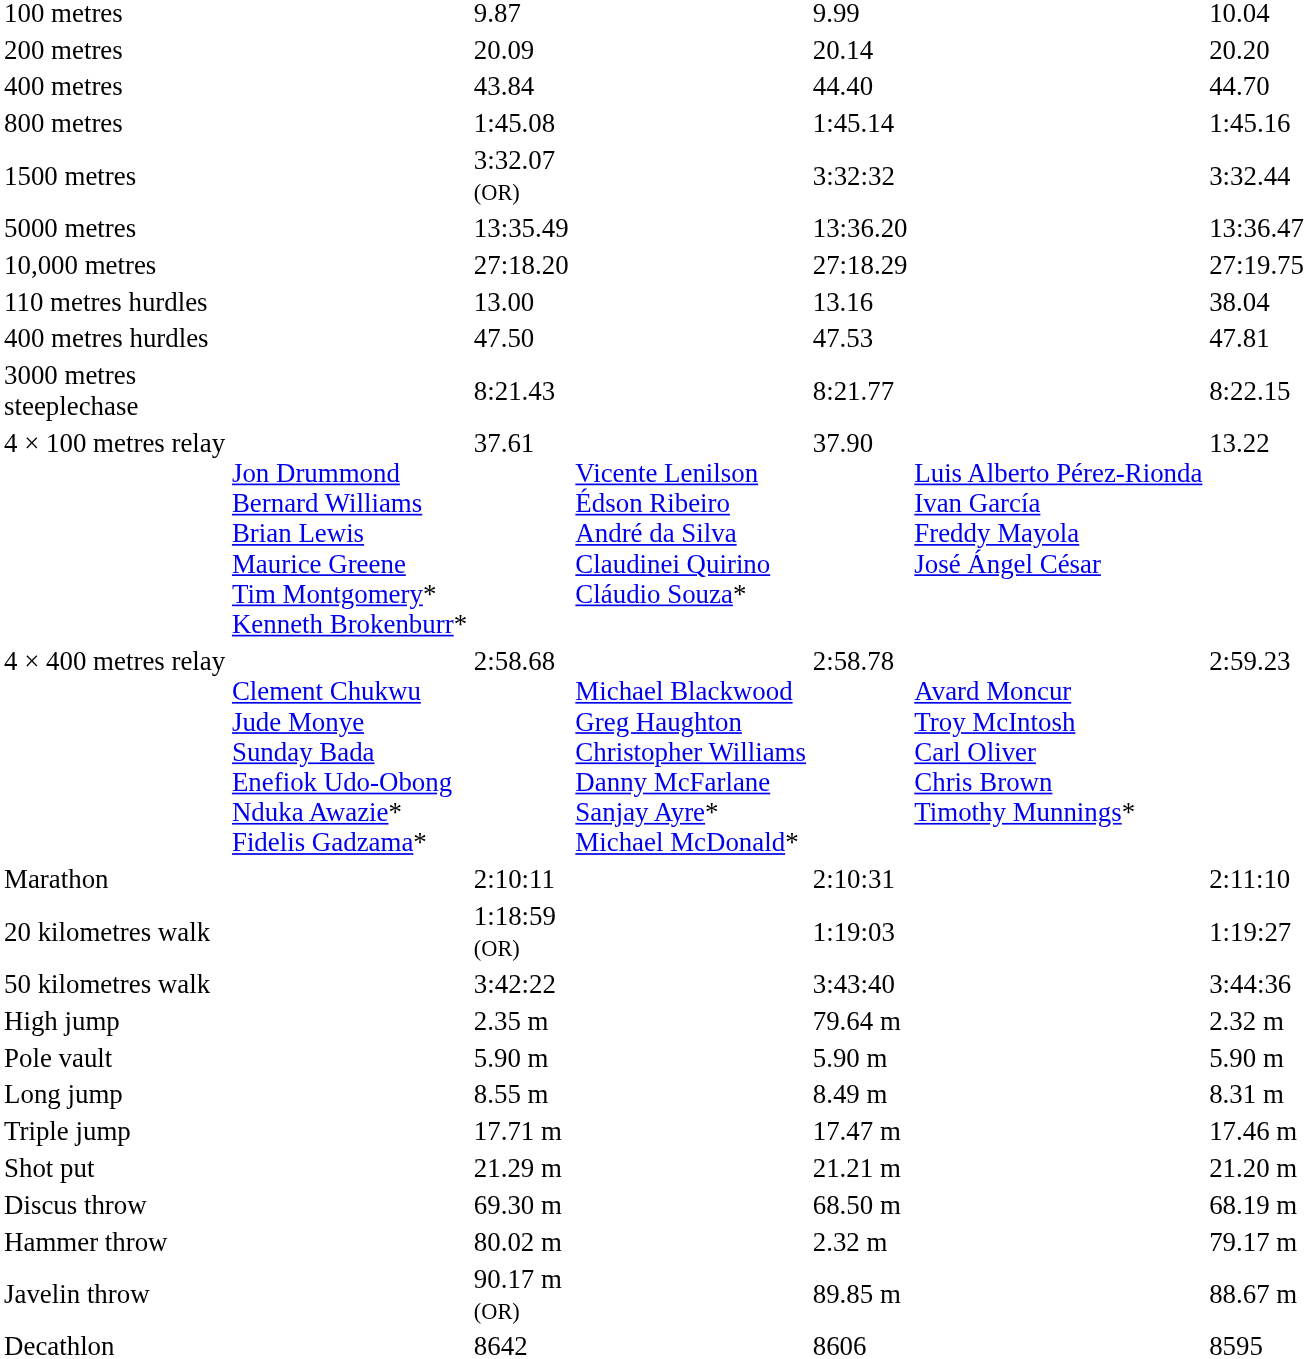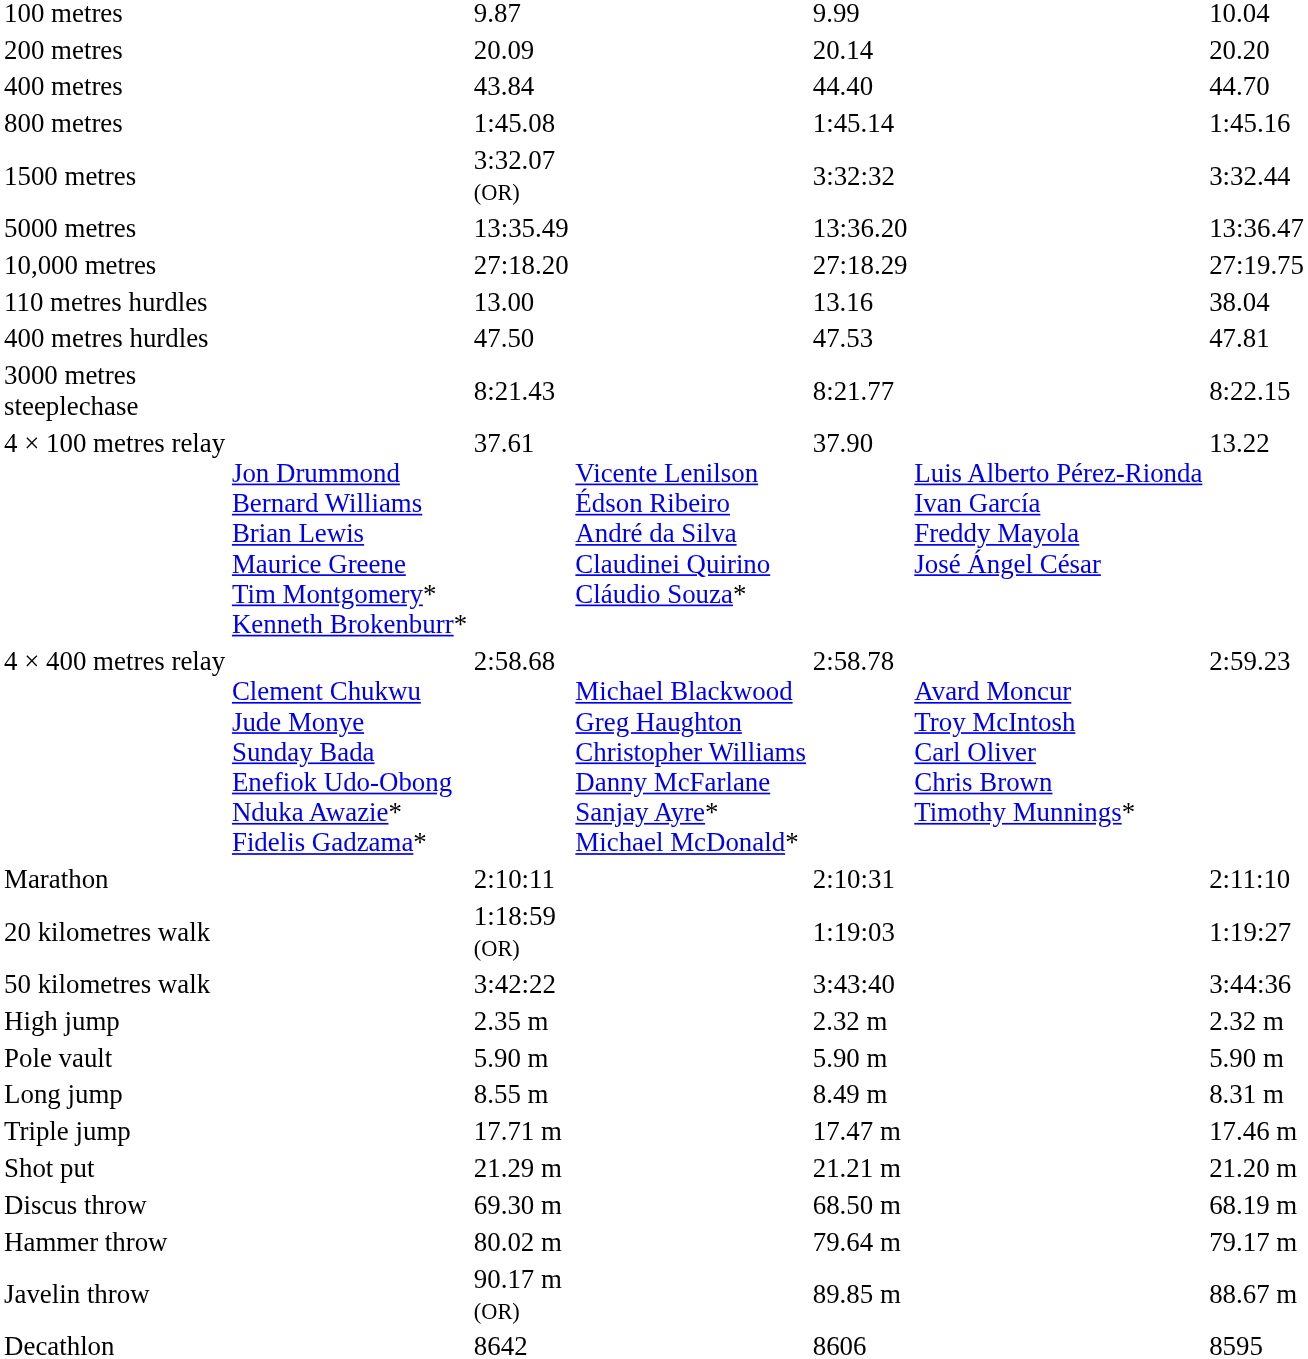(857, 1020) 79.64 m -> (850, 1020) 2.32 m
(850, 1242) 2.32 m -> (857, 1242) 79.64 m
